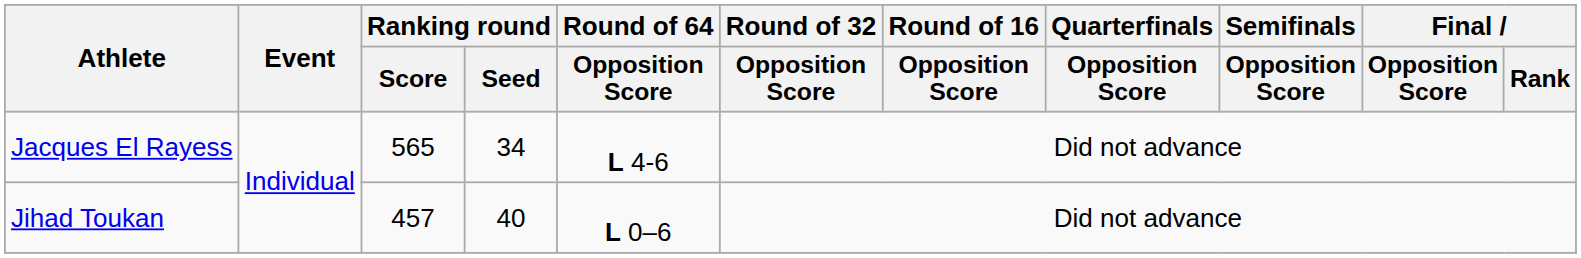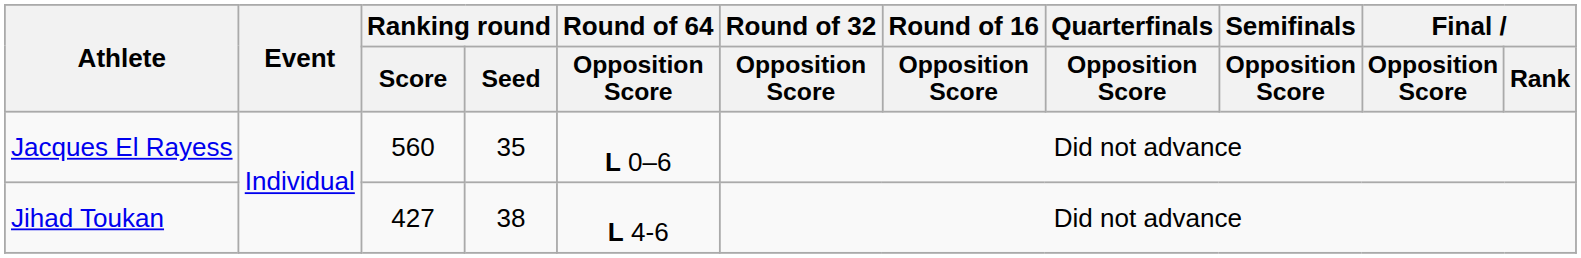(413, 148) 565 -> (413, 148) 560
(511, 148) 34 -> (511, 148) 35
(638, 162) L 4-6 -> (638, 162) L 0–6
(413, 218) 457 -> (413, 218) 427
(511, 218) 40 -> (511, 218) 38
(638, 232) L 0–6 -> (638, 232) L 4-6
